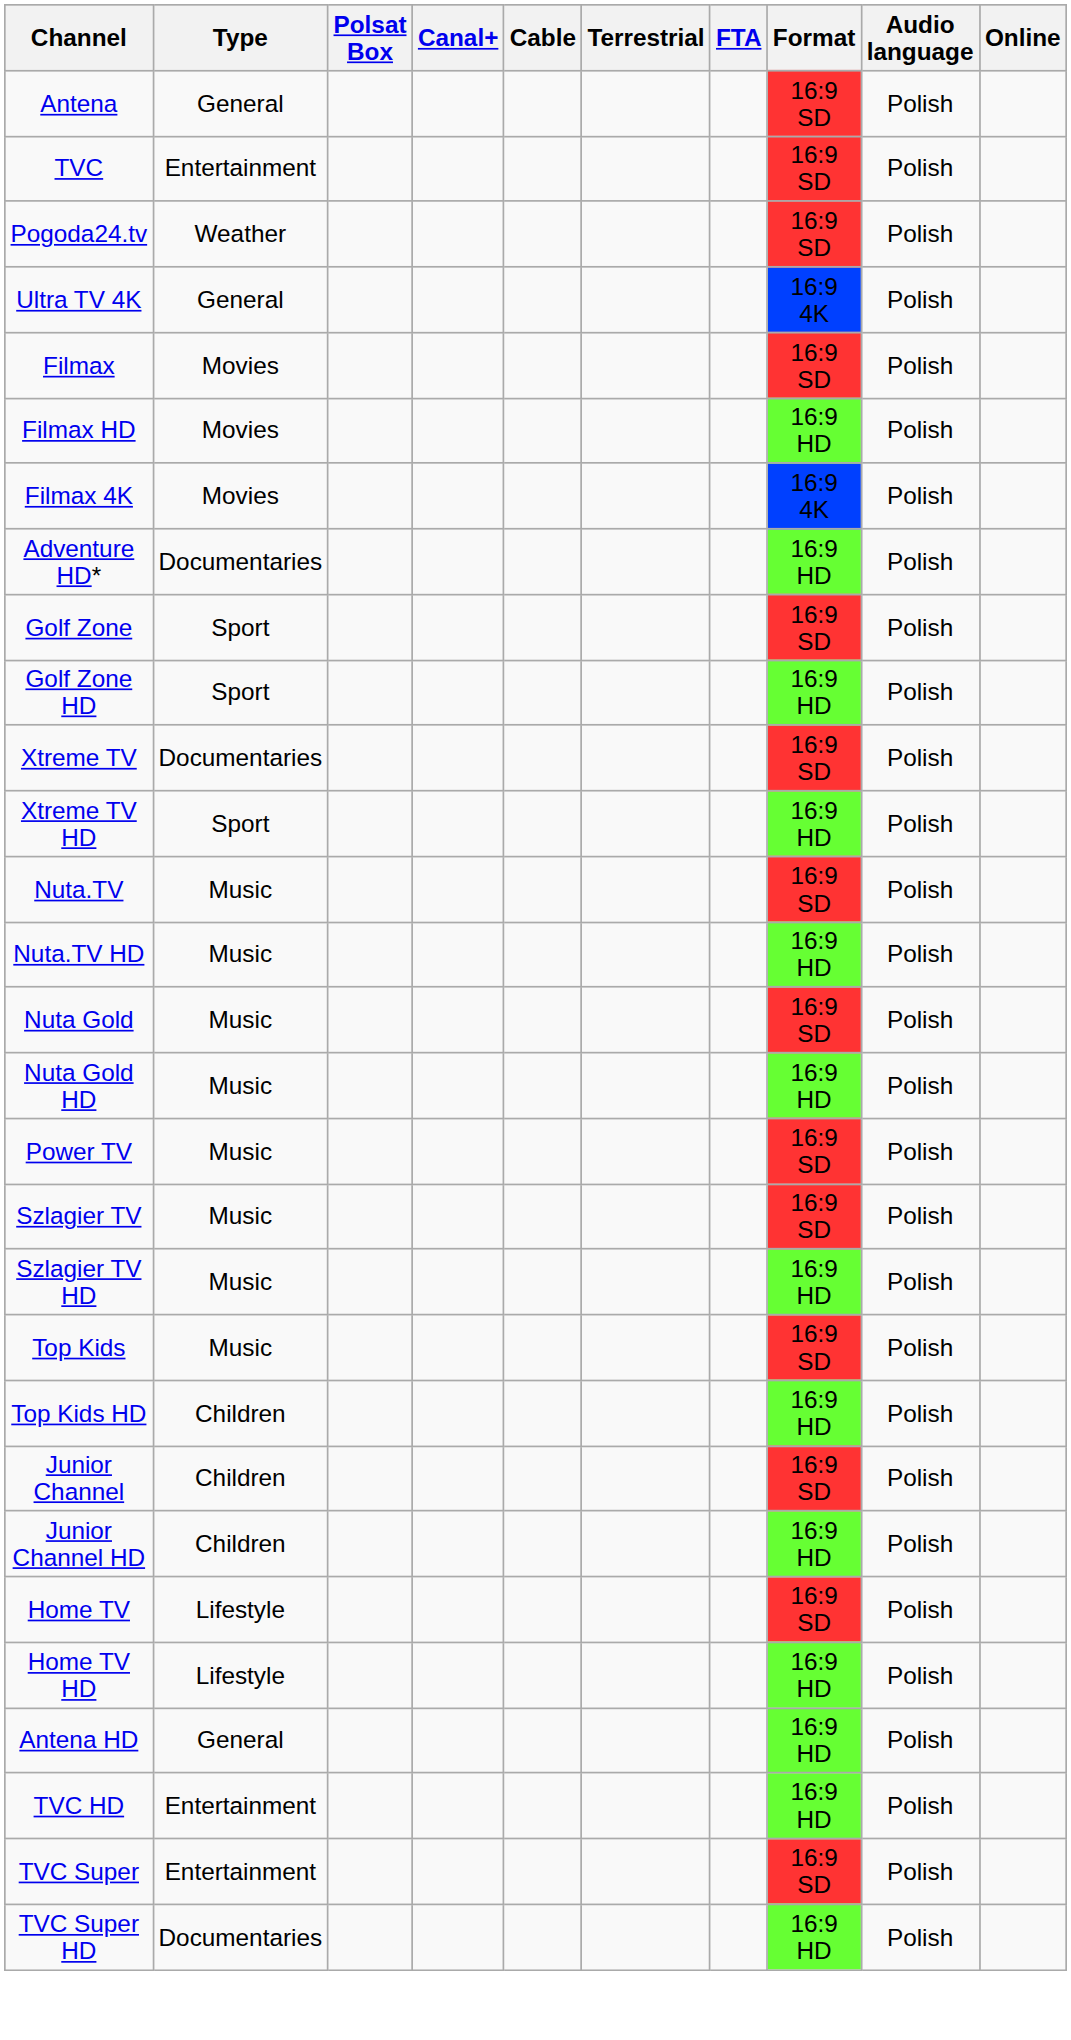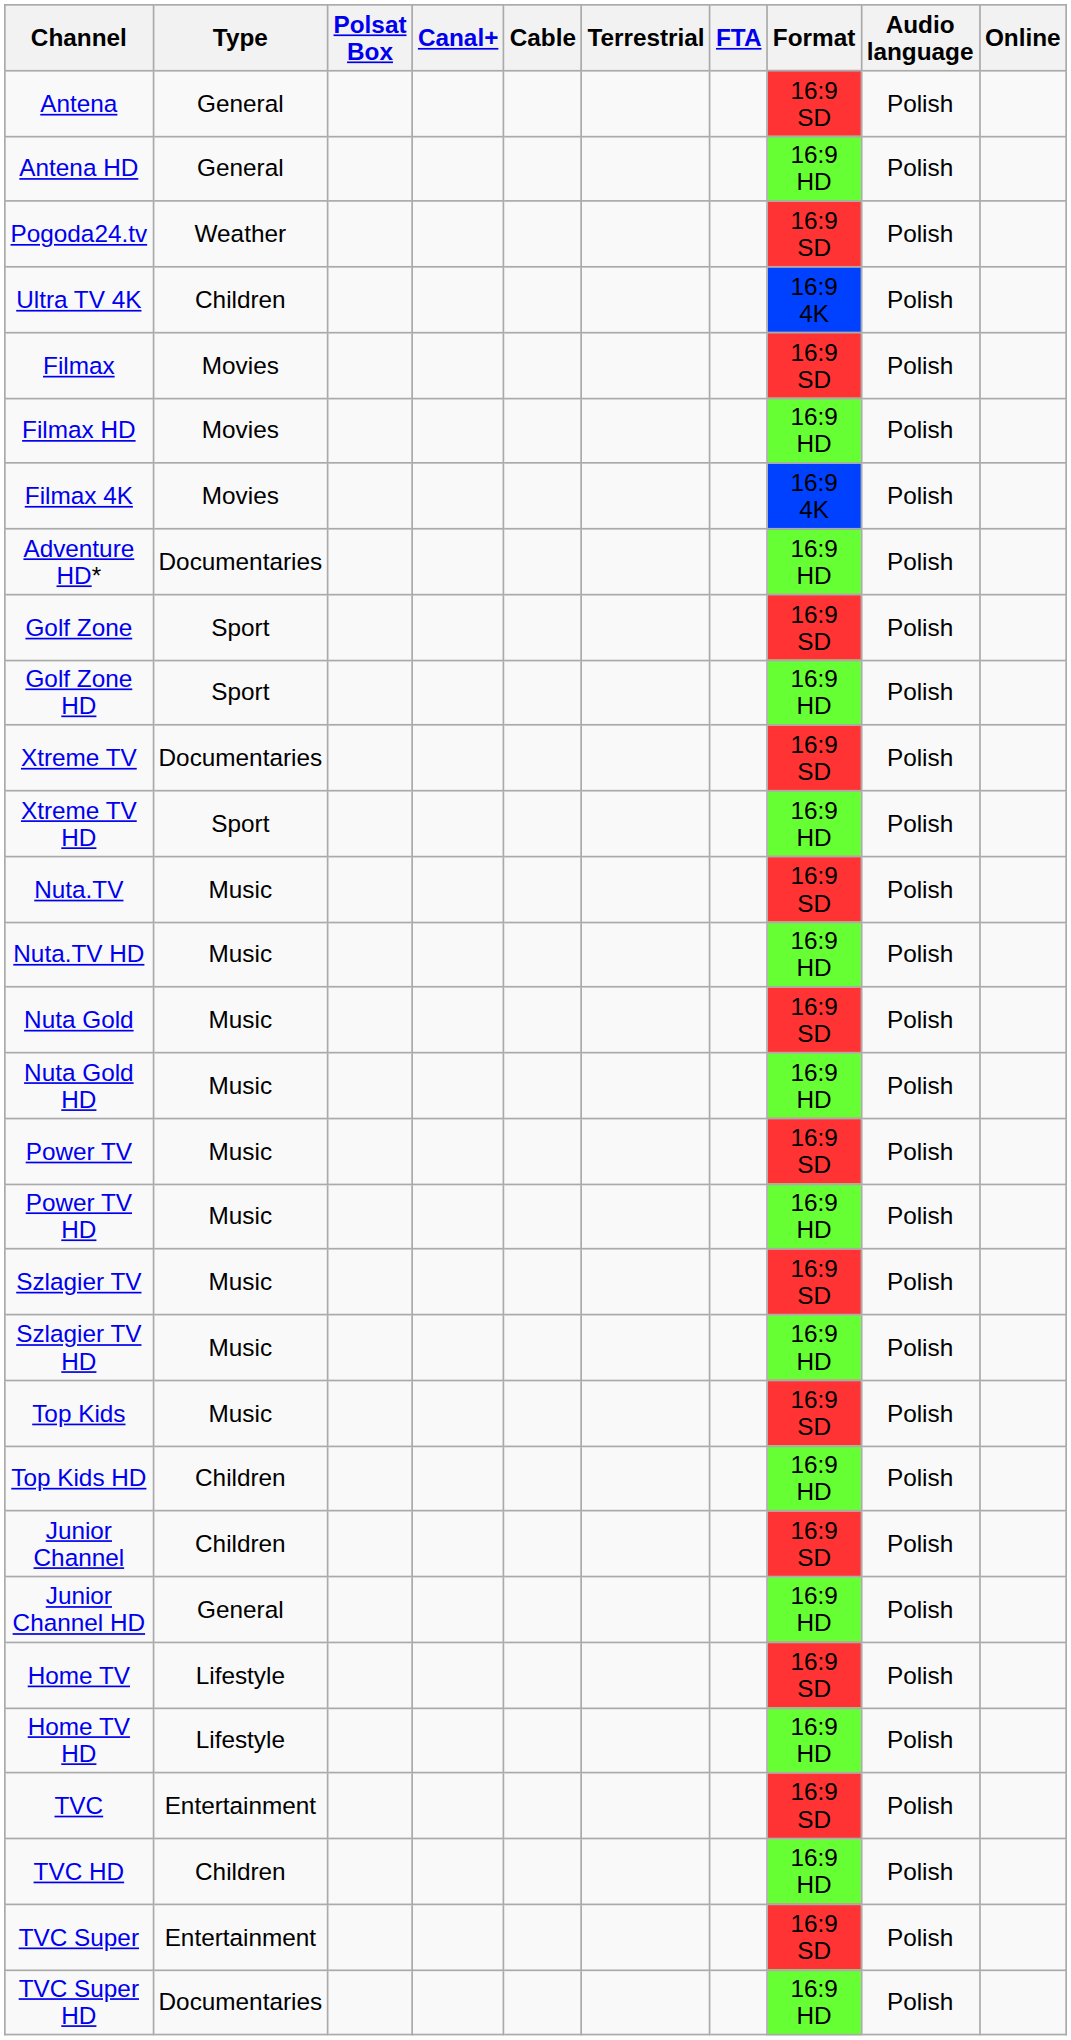rows swapped: (79, 1741) <-> (79, 169)
(240, 300) General -> (240, 300) Children
+ row: (79, 1217)
(240, 1544) Children -> (240, 1610) General
(240, 1806) Entertainment -> (240, 1872) Children
